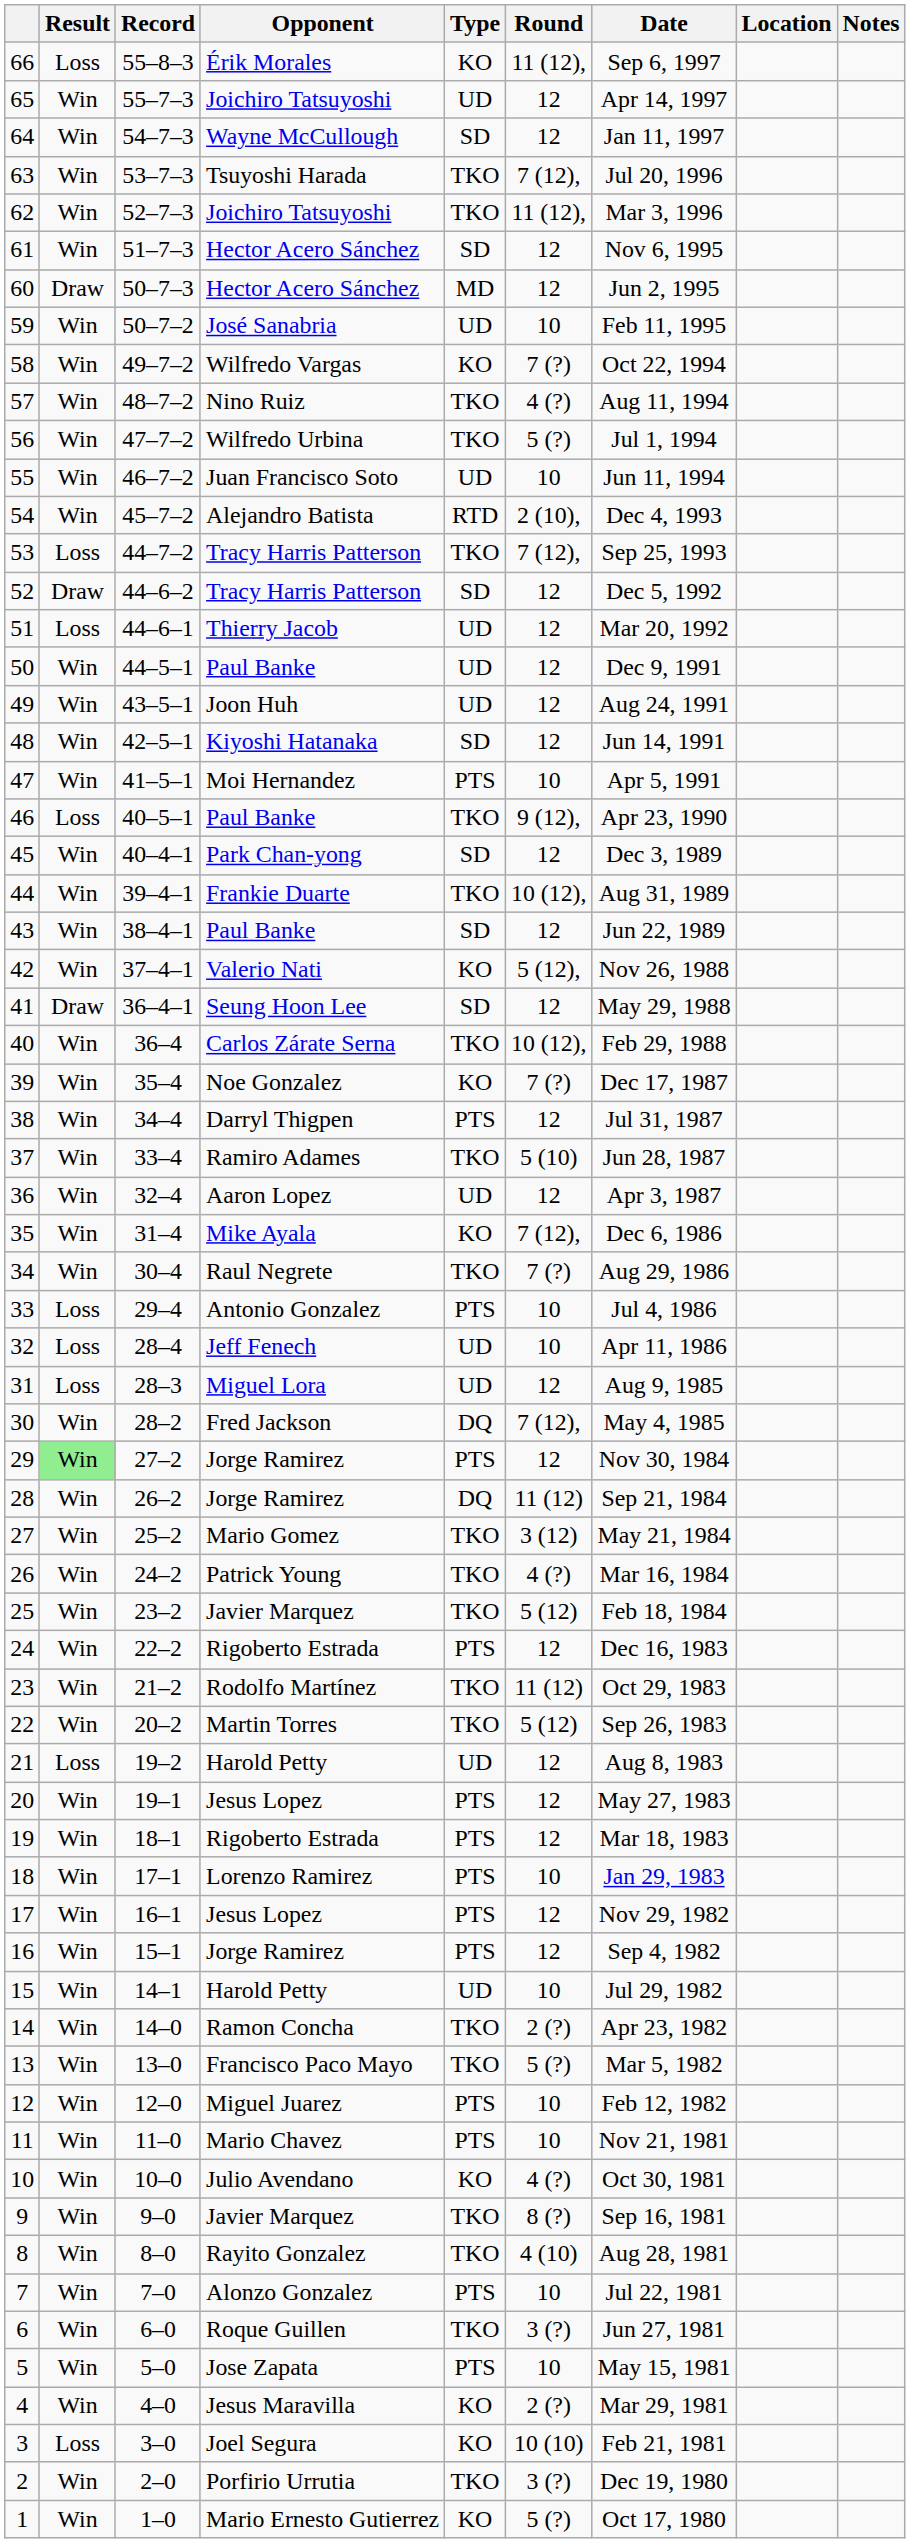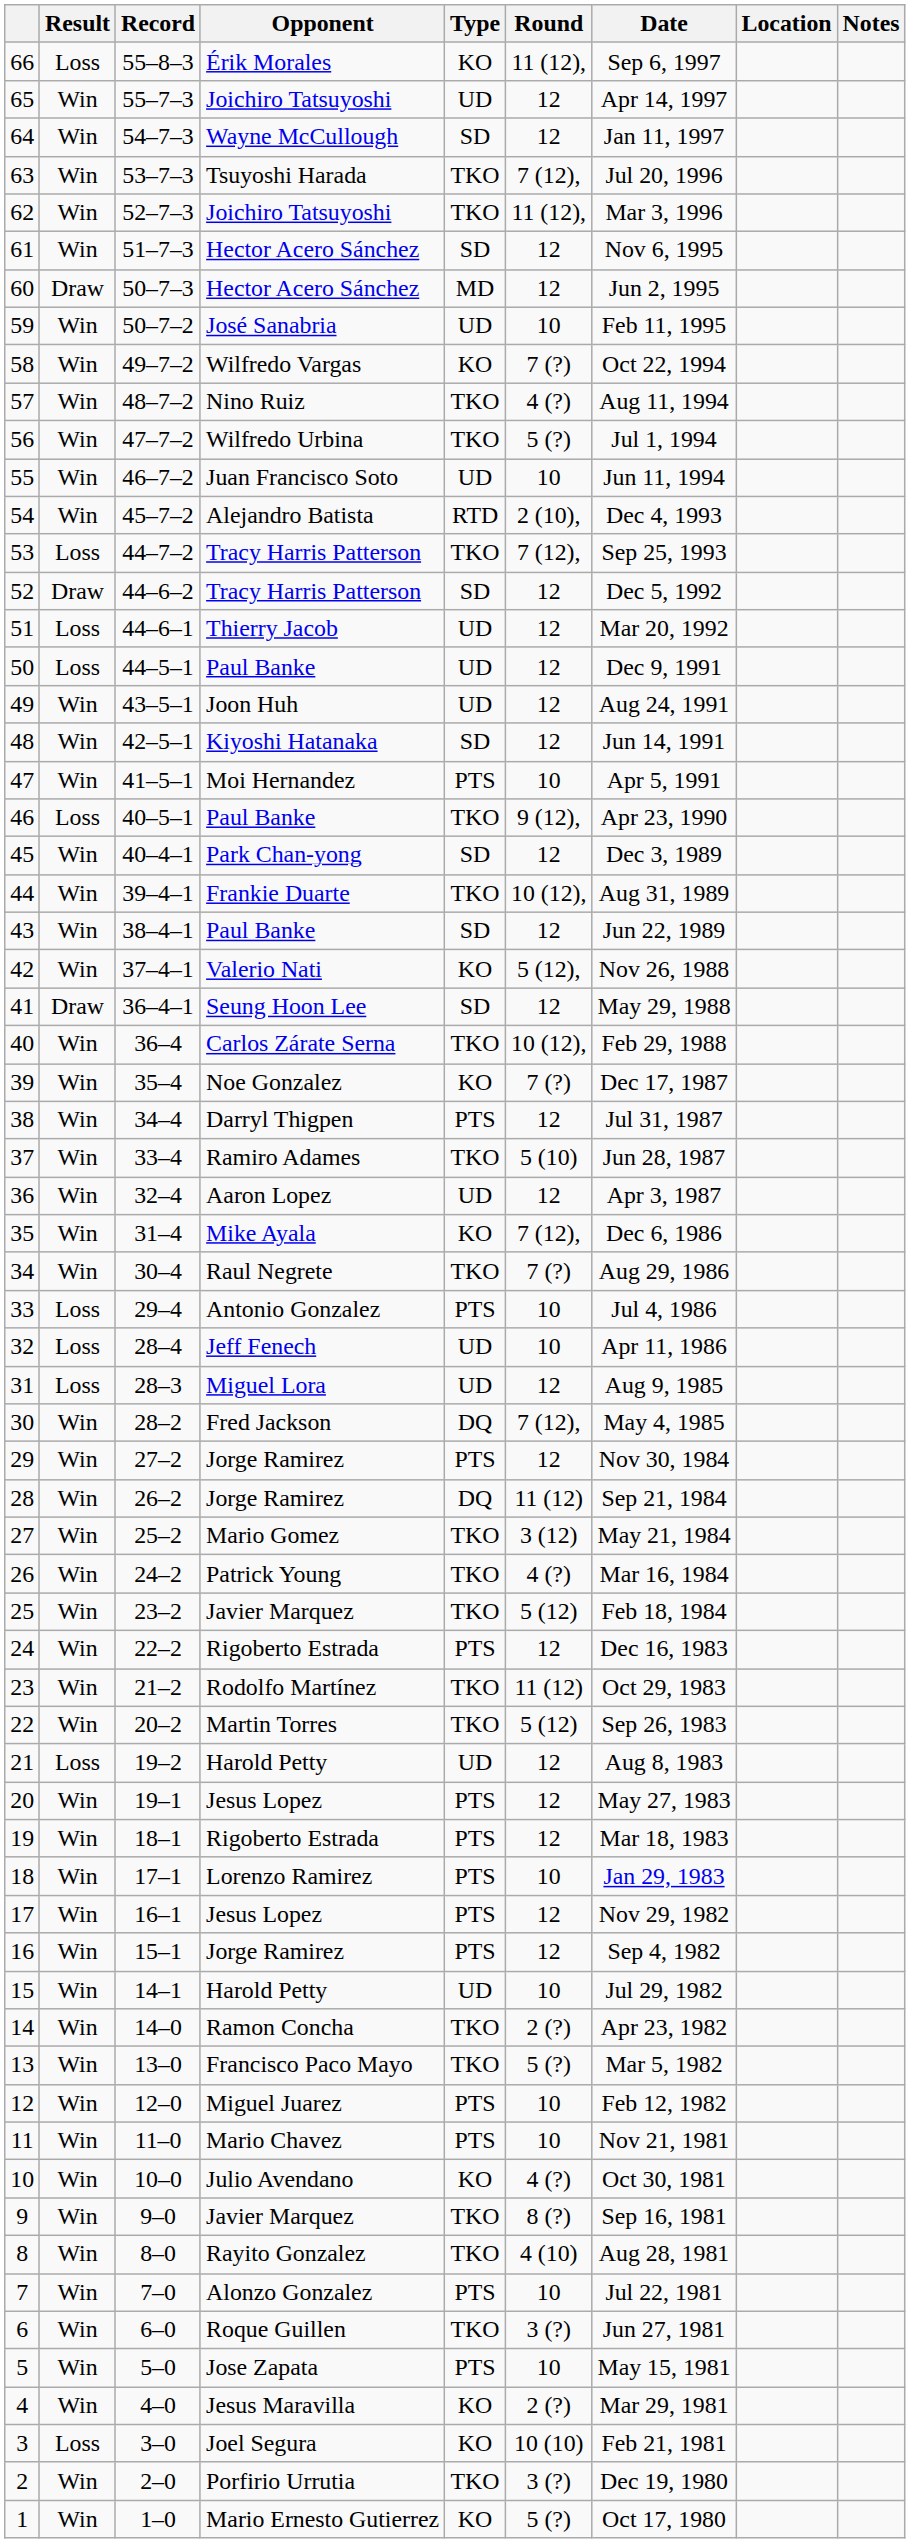(78, 666) Win -> (78, 666) Loss
(78, 1460) lightgreen background -> (78, 1460) no background
